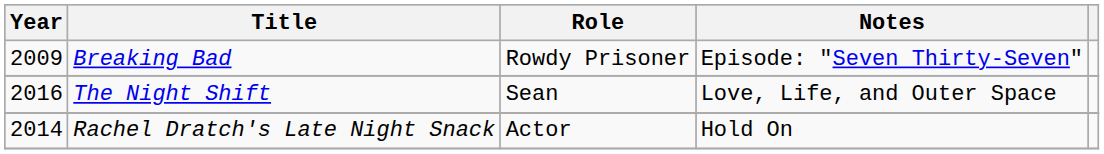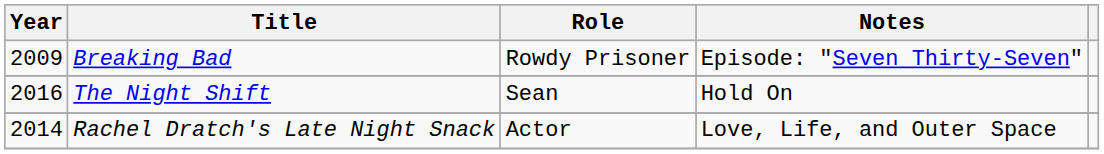(879, 94) Love, Life, and Outer Space -> (747, 94) Hold On
(747, 130) Hold On -> (879, 130) Love, Life, and Outer Space
